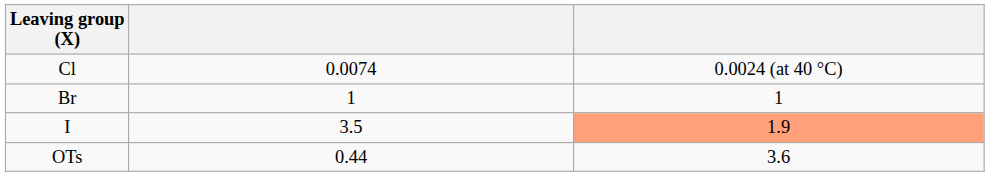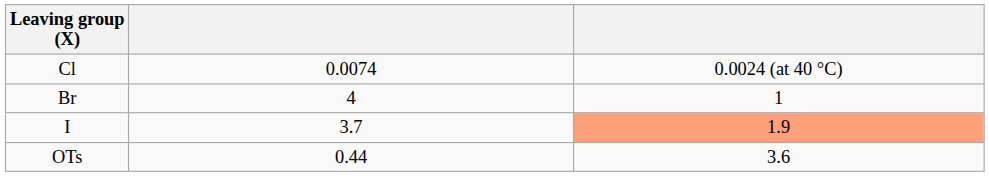(351, 98) 1 -> (351, 98) 4
(351, 127) 3.5 -> (351, 127) 3.7
